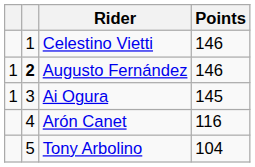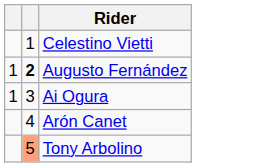- column: (221, 17)
(30, 148) no background -> (30, 148) lightsalmon background
